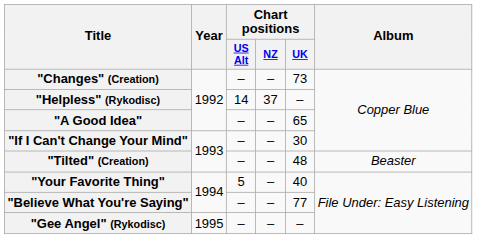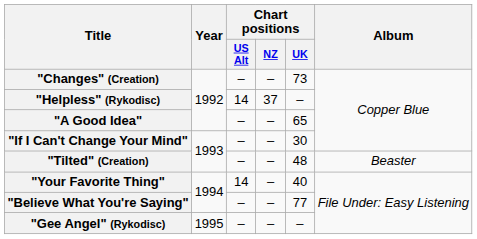(241, 182) 5 -> (241, 182) 14
